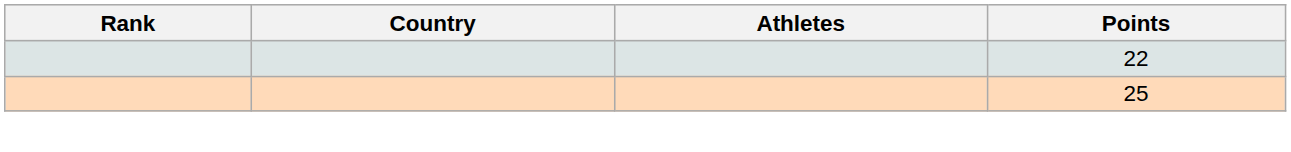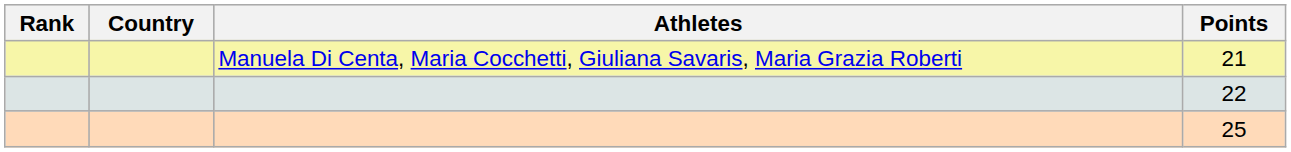+ row: (1234, 58)
